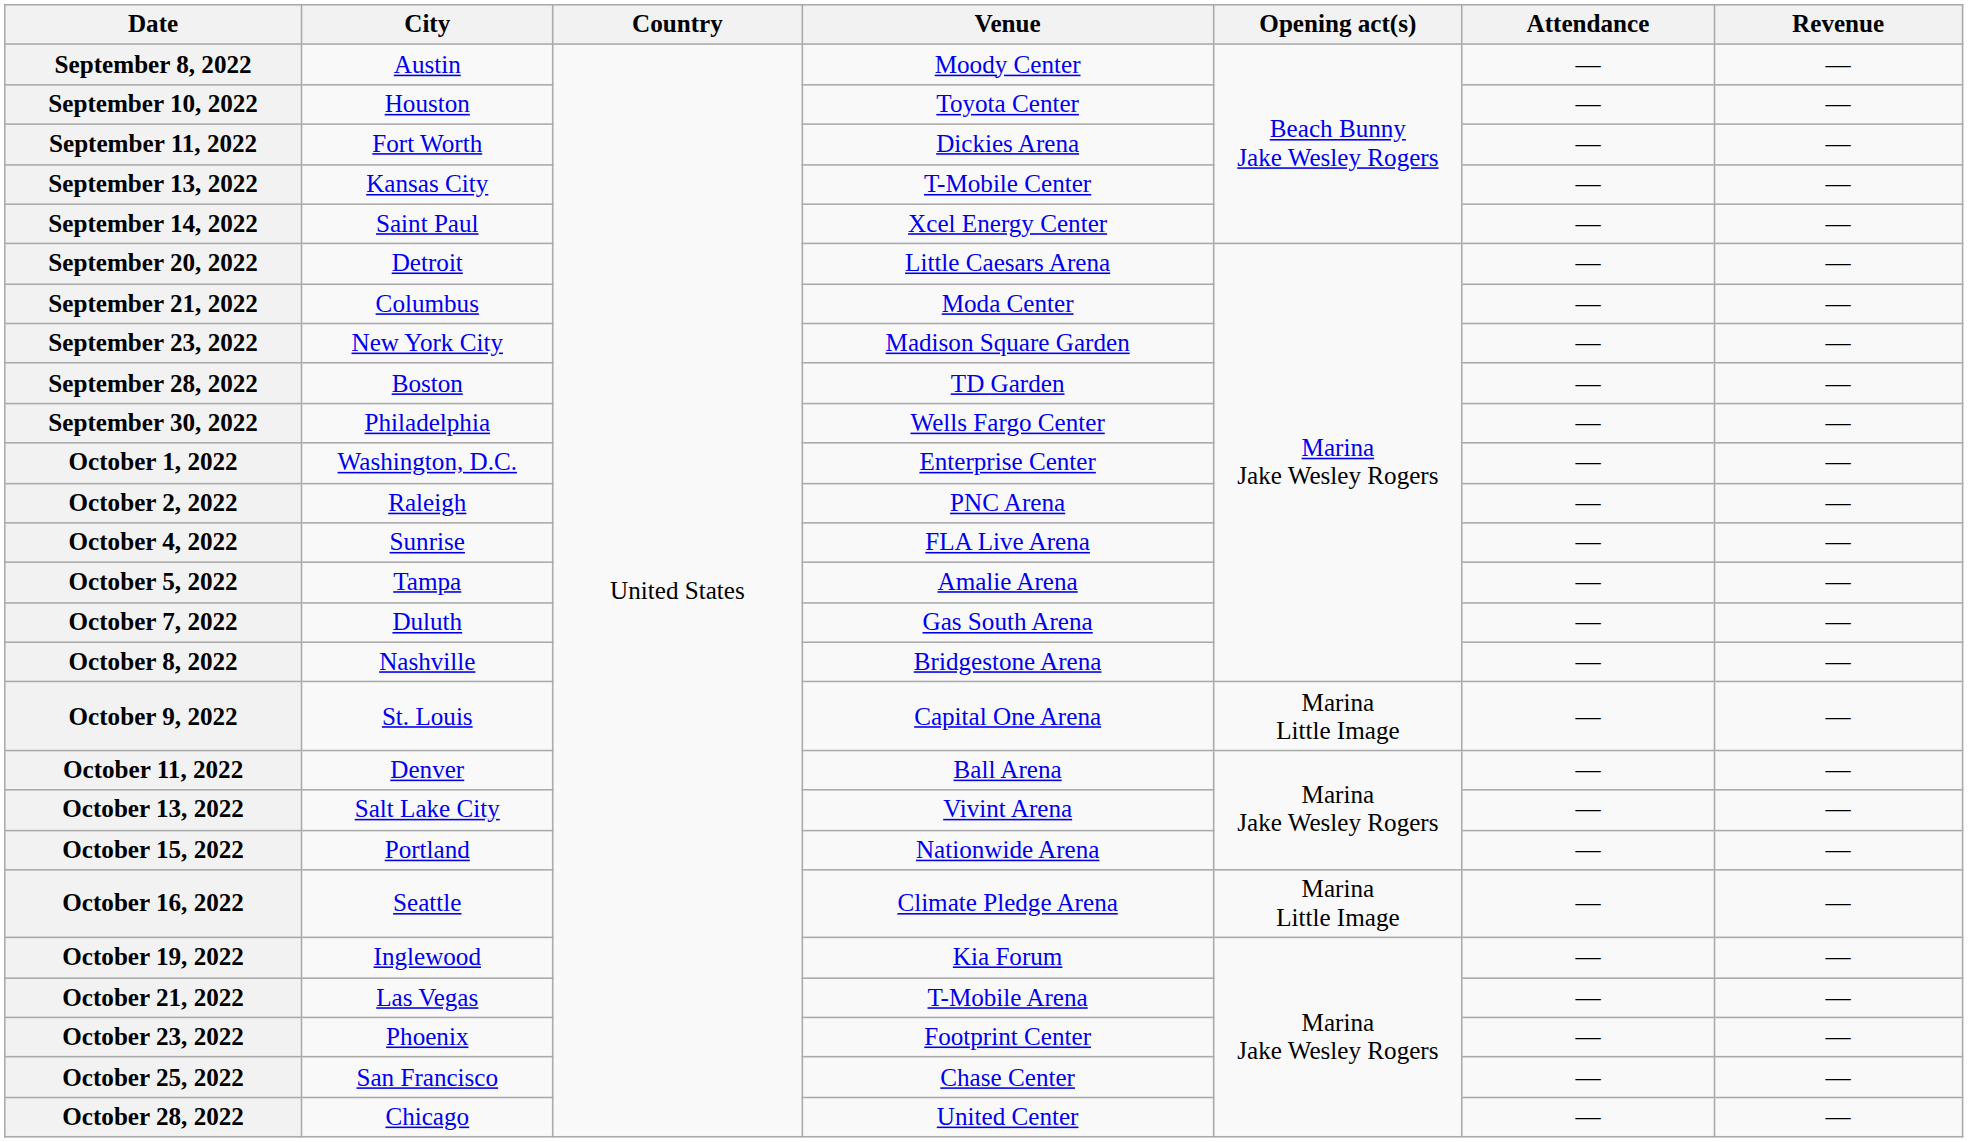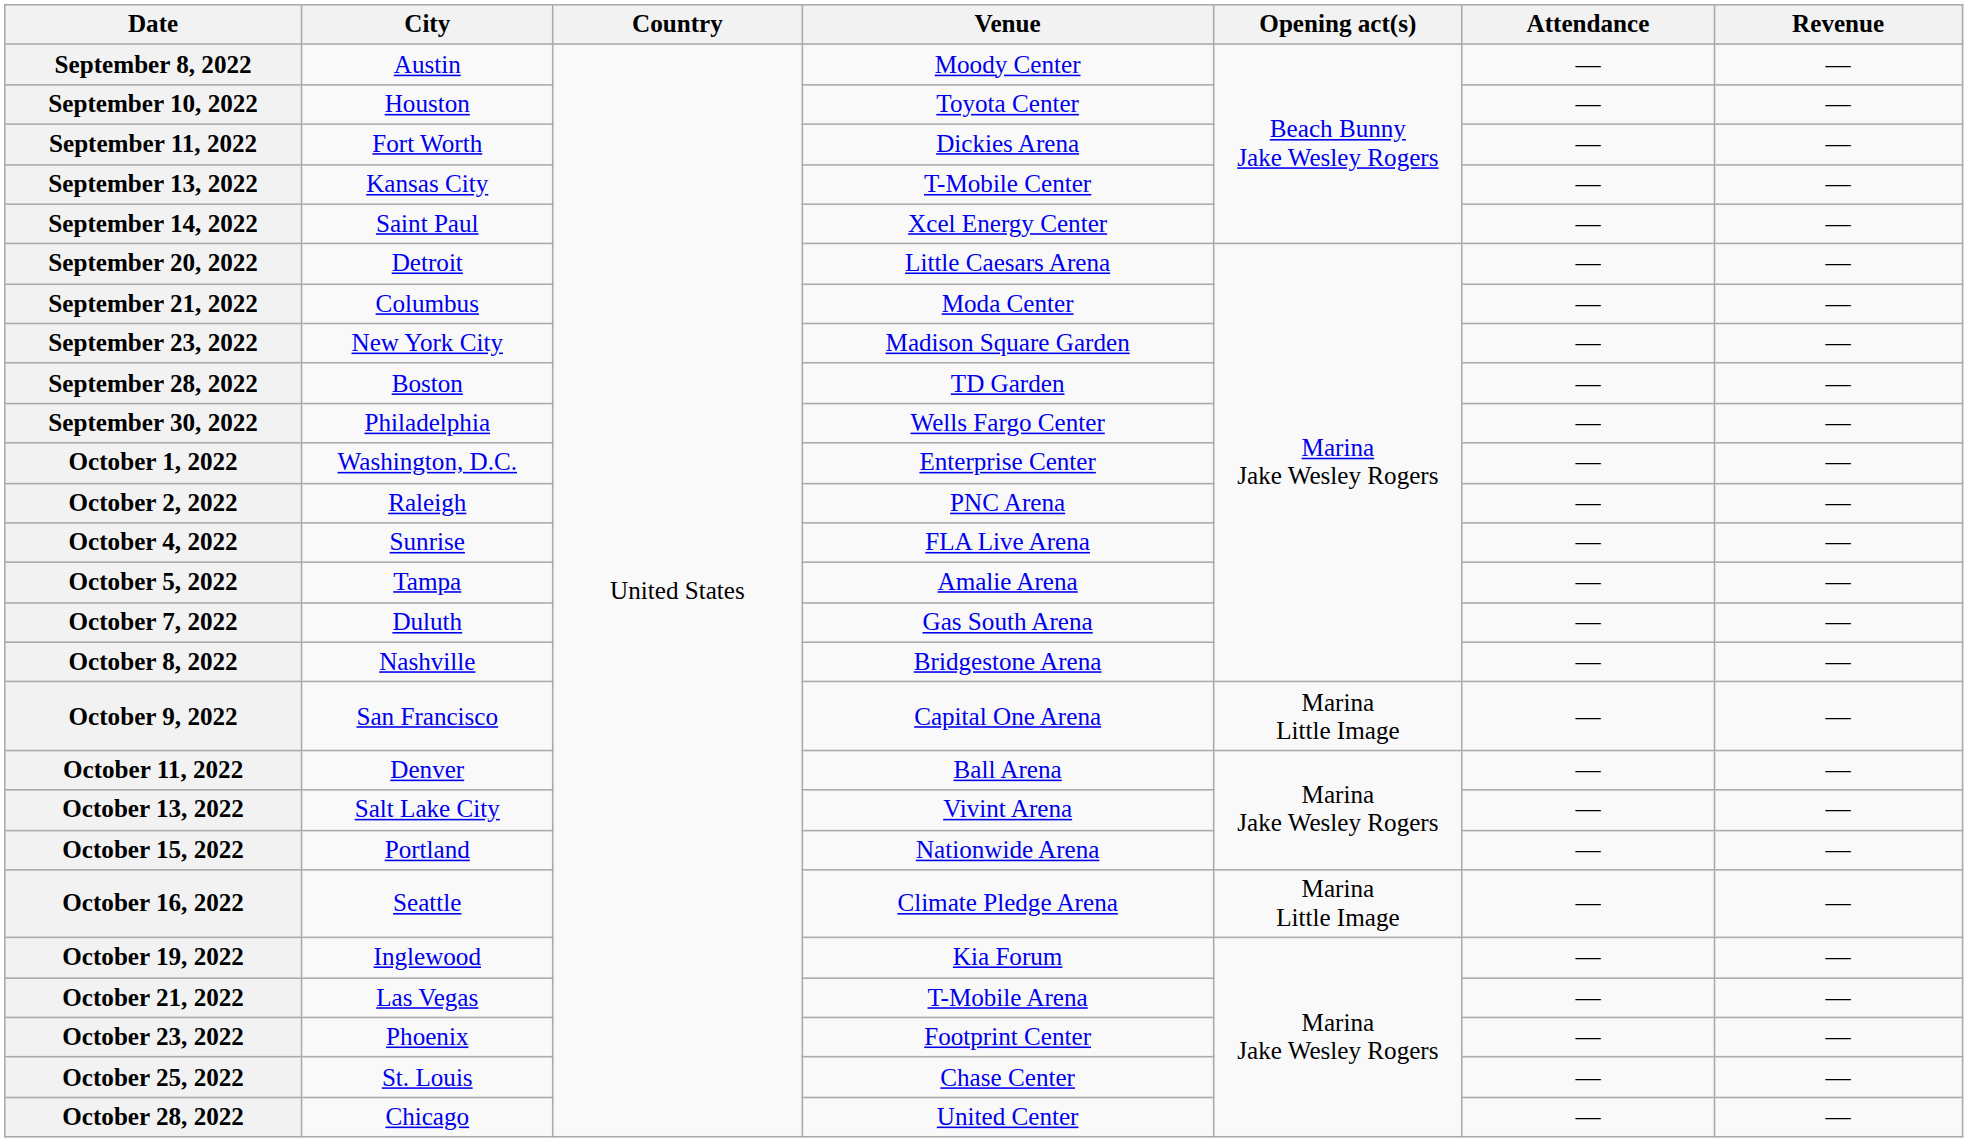(427, 715) St. Louis -> (427, 715) San Francisco
(427, 1076) San Francisco -> (427, 1076) St. Louis
